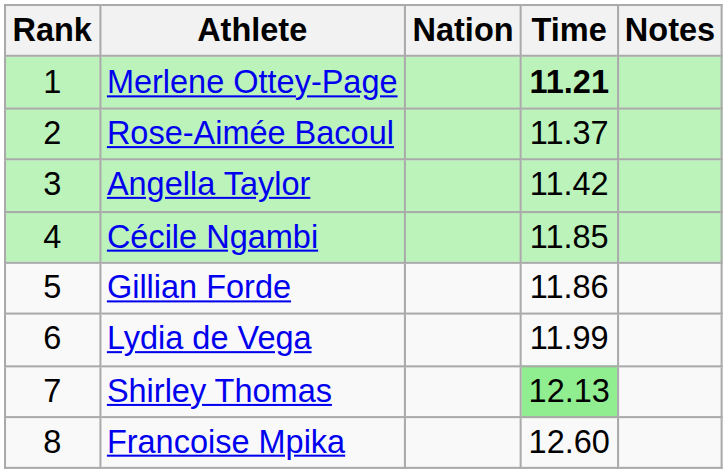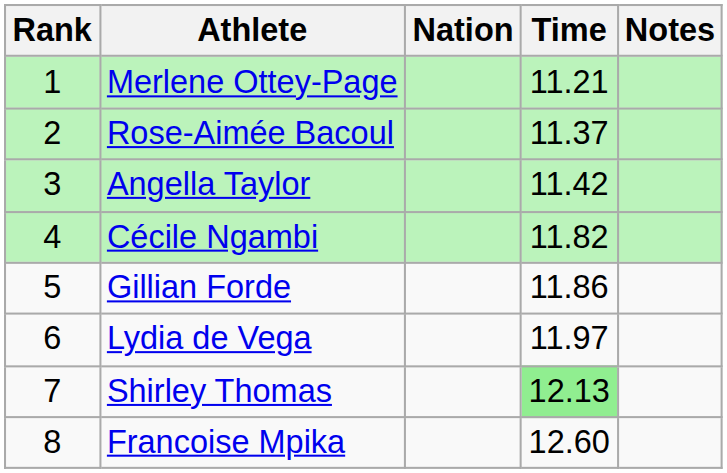(569, 81) bold -> (569, 81) normal
(569, 236) 11.85 -> (569, 236) 11.82
(569, 339) 11.99 -> (569, 339) 11.97
